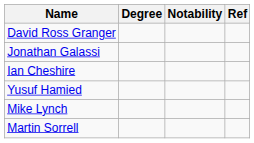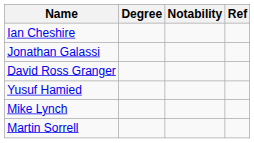rows swapped: (41, 71) <-> (61, 33)
